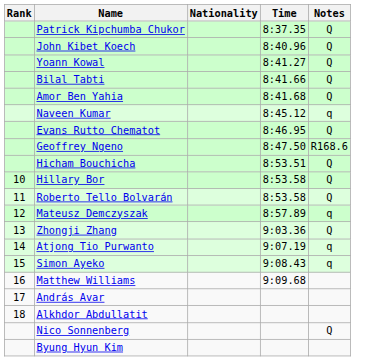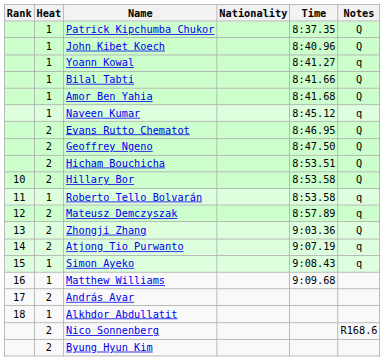+ column: (49, 13)
(329, 63) Q -> (359, 63) q
(329, 147) R168.6 -> (359, 147) Q
(329, 197) Q -> (359, 197) q
(329, 331) Q -> (359, 331) R168.6
